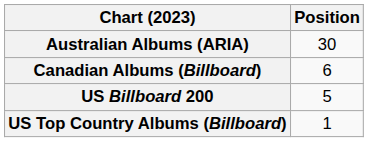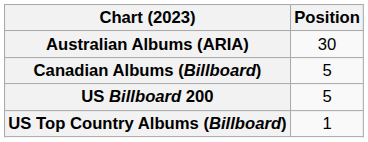(327, 70) 6 -> (327, 70) 5
